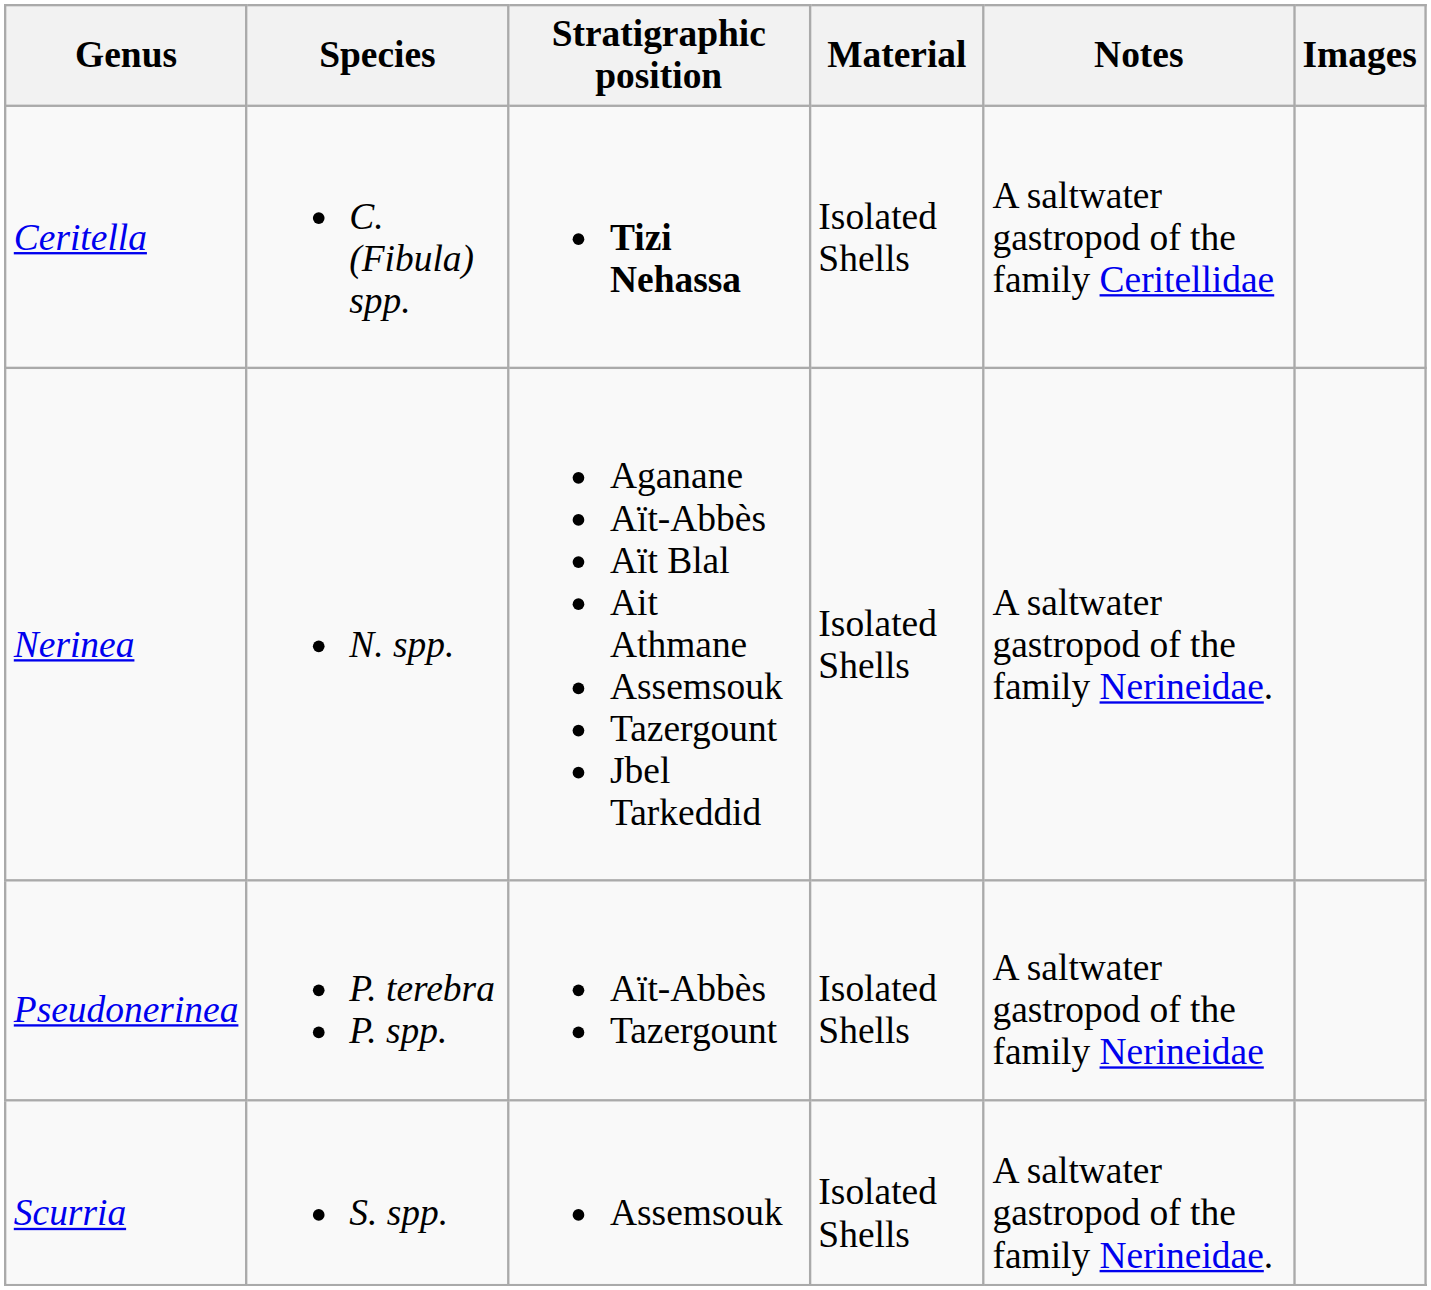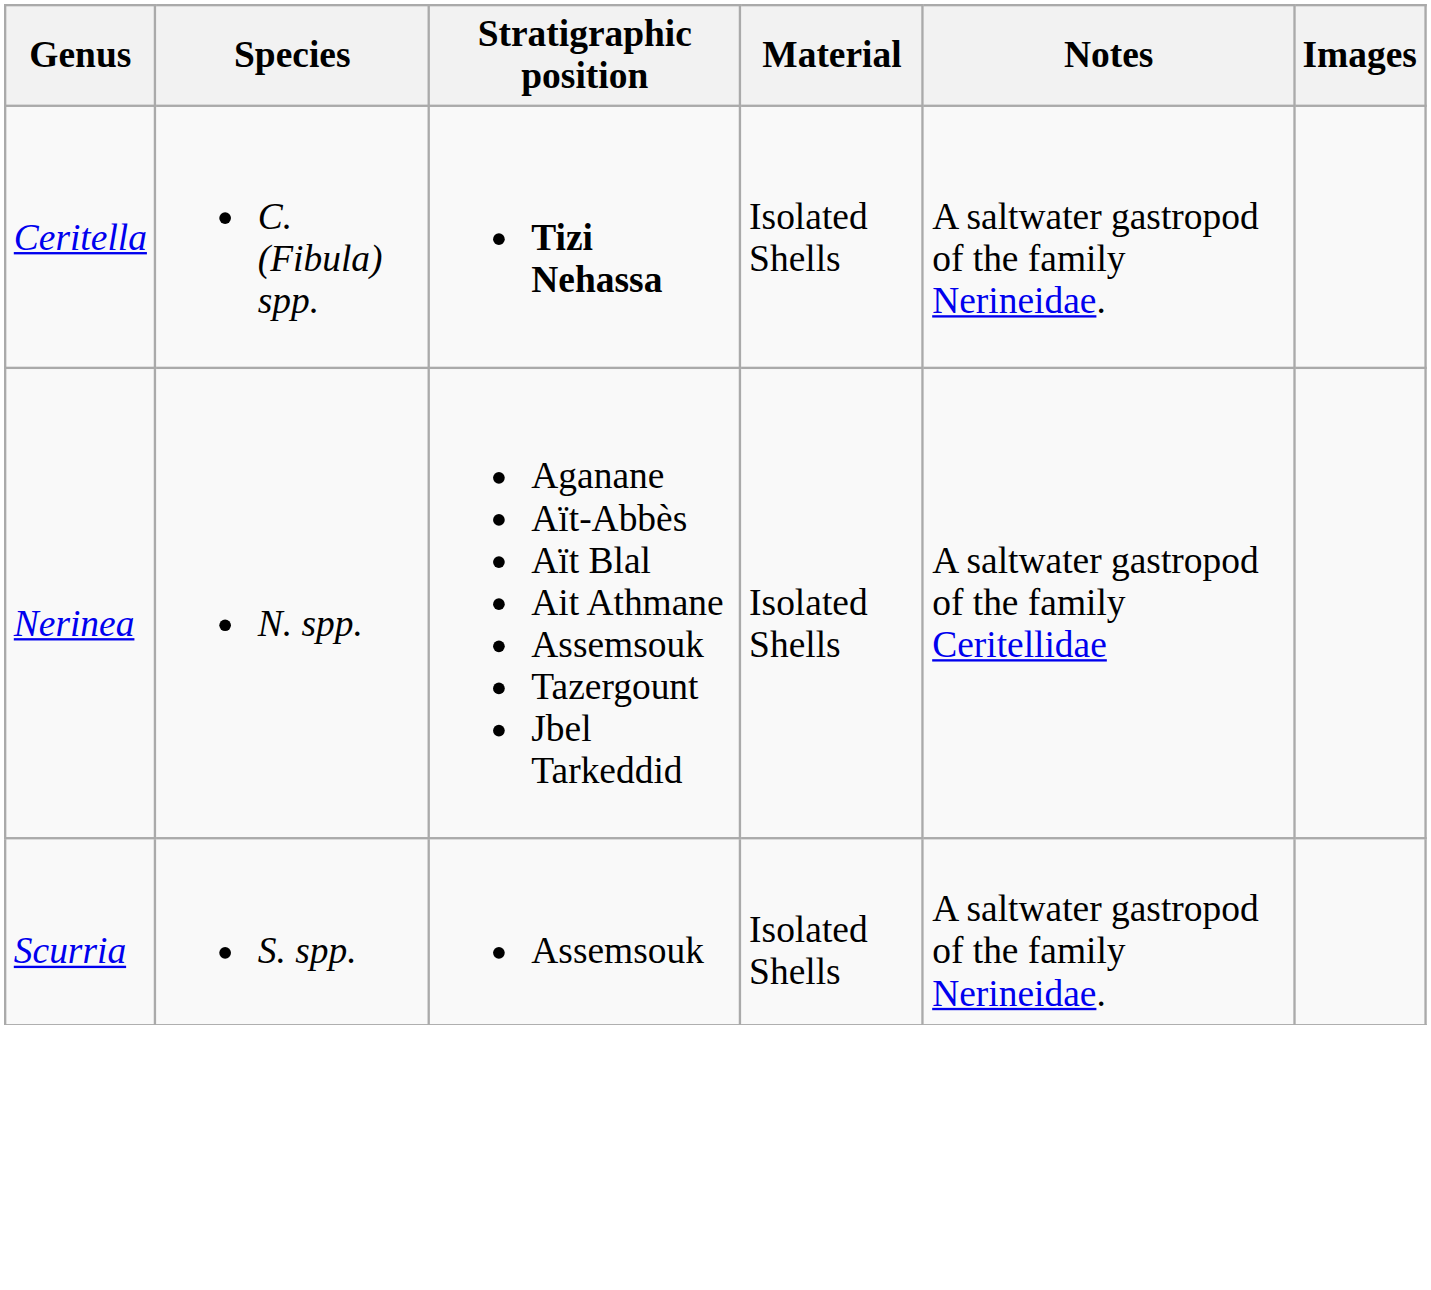(1133, 236) A saltwater gastropod of the family Ceritellidae -> (1095, 257) A saltwater gastropod of the family Nerineidae.
(1133, 644) A saltwater gastropod of the family Nerineidae. -> (1095, 602) A saltwater gastropod of the family Ceritellidae
- row: (126, 1010)
